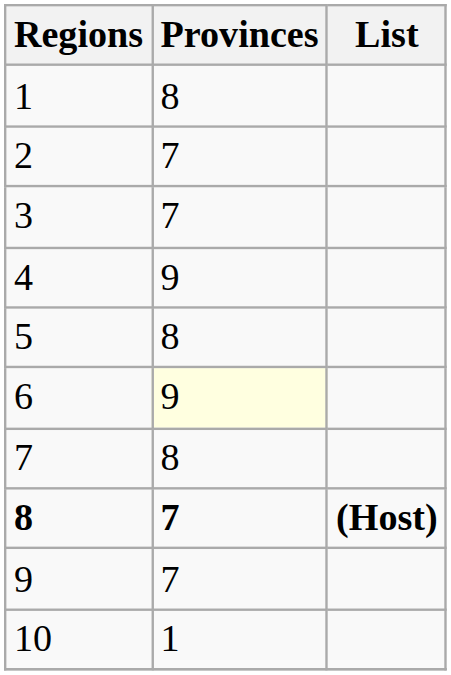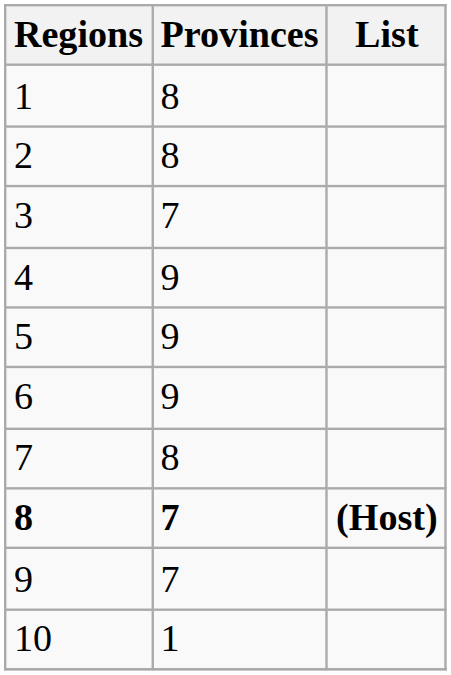(170, 155) 7 -> (170, 155) 8
(170, 336) 8 -> (170, 336) 9
(170, 397) lightyellow background -> (170, 397) no background
